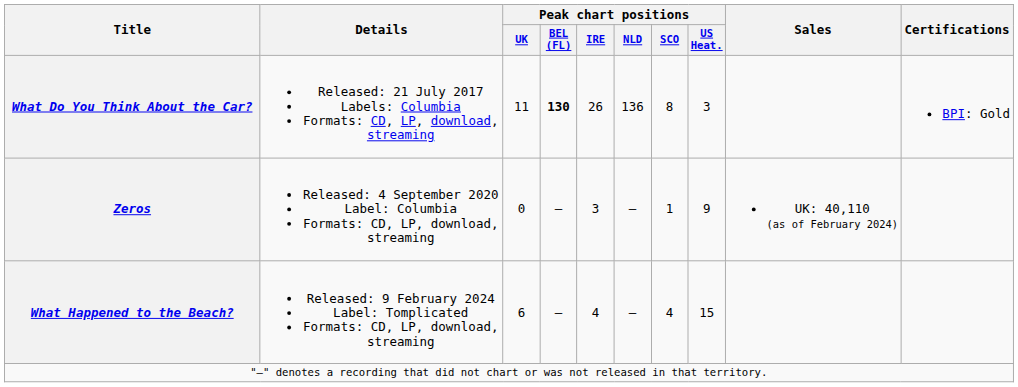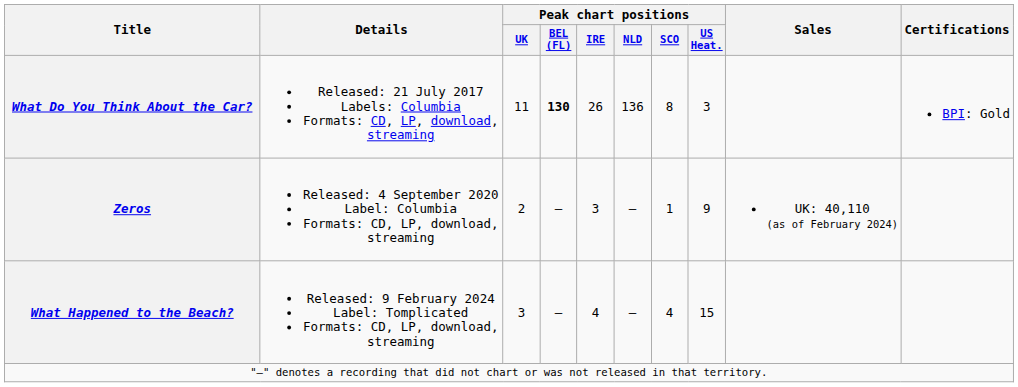(522, 209) 0 -> (522, 209) 2
(522, 312) 6 -> (522, 312) 3
